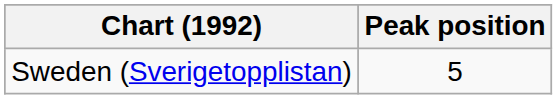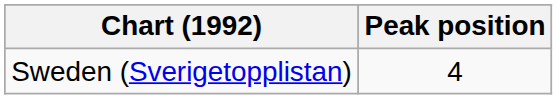(455, 70) 5 -> (455, 70) 4
